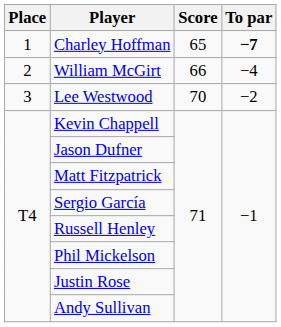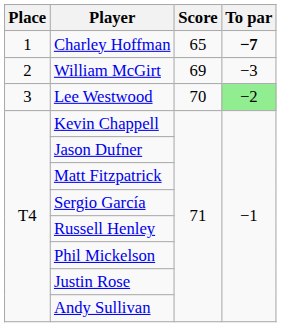(198, 70) 66 -> (198, 70) 69
(249, 70) −4 -> (249, 70) −3
(249, 96) no background -> (249, 96) lightgreen background
